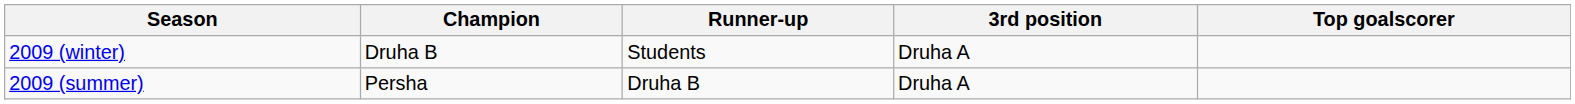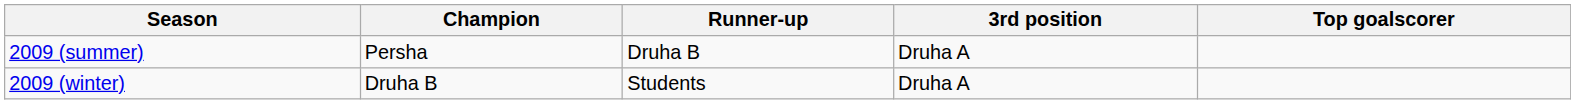rows swapped: (67, 51) <-> (76, 83)
